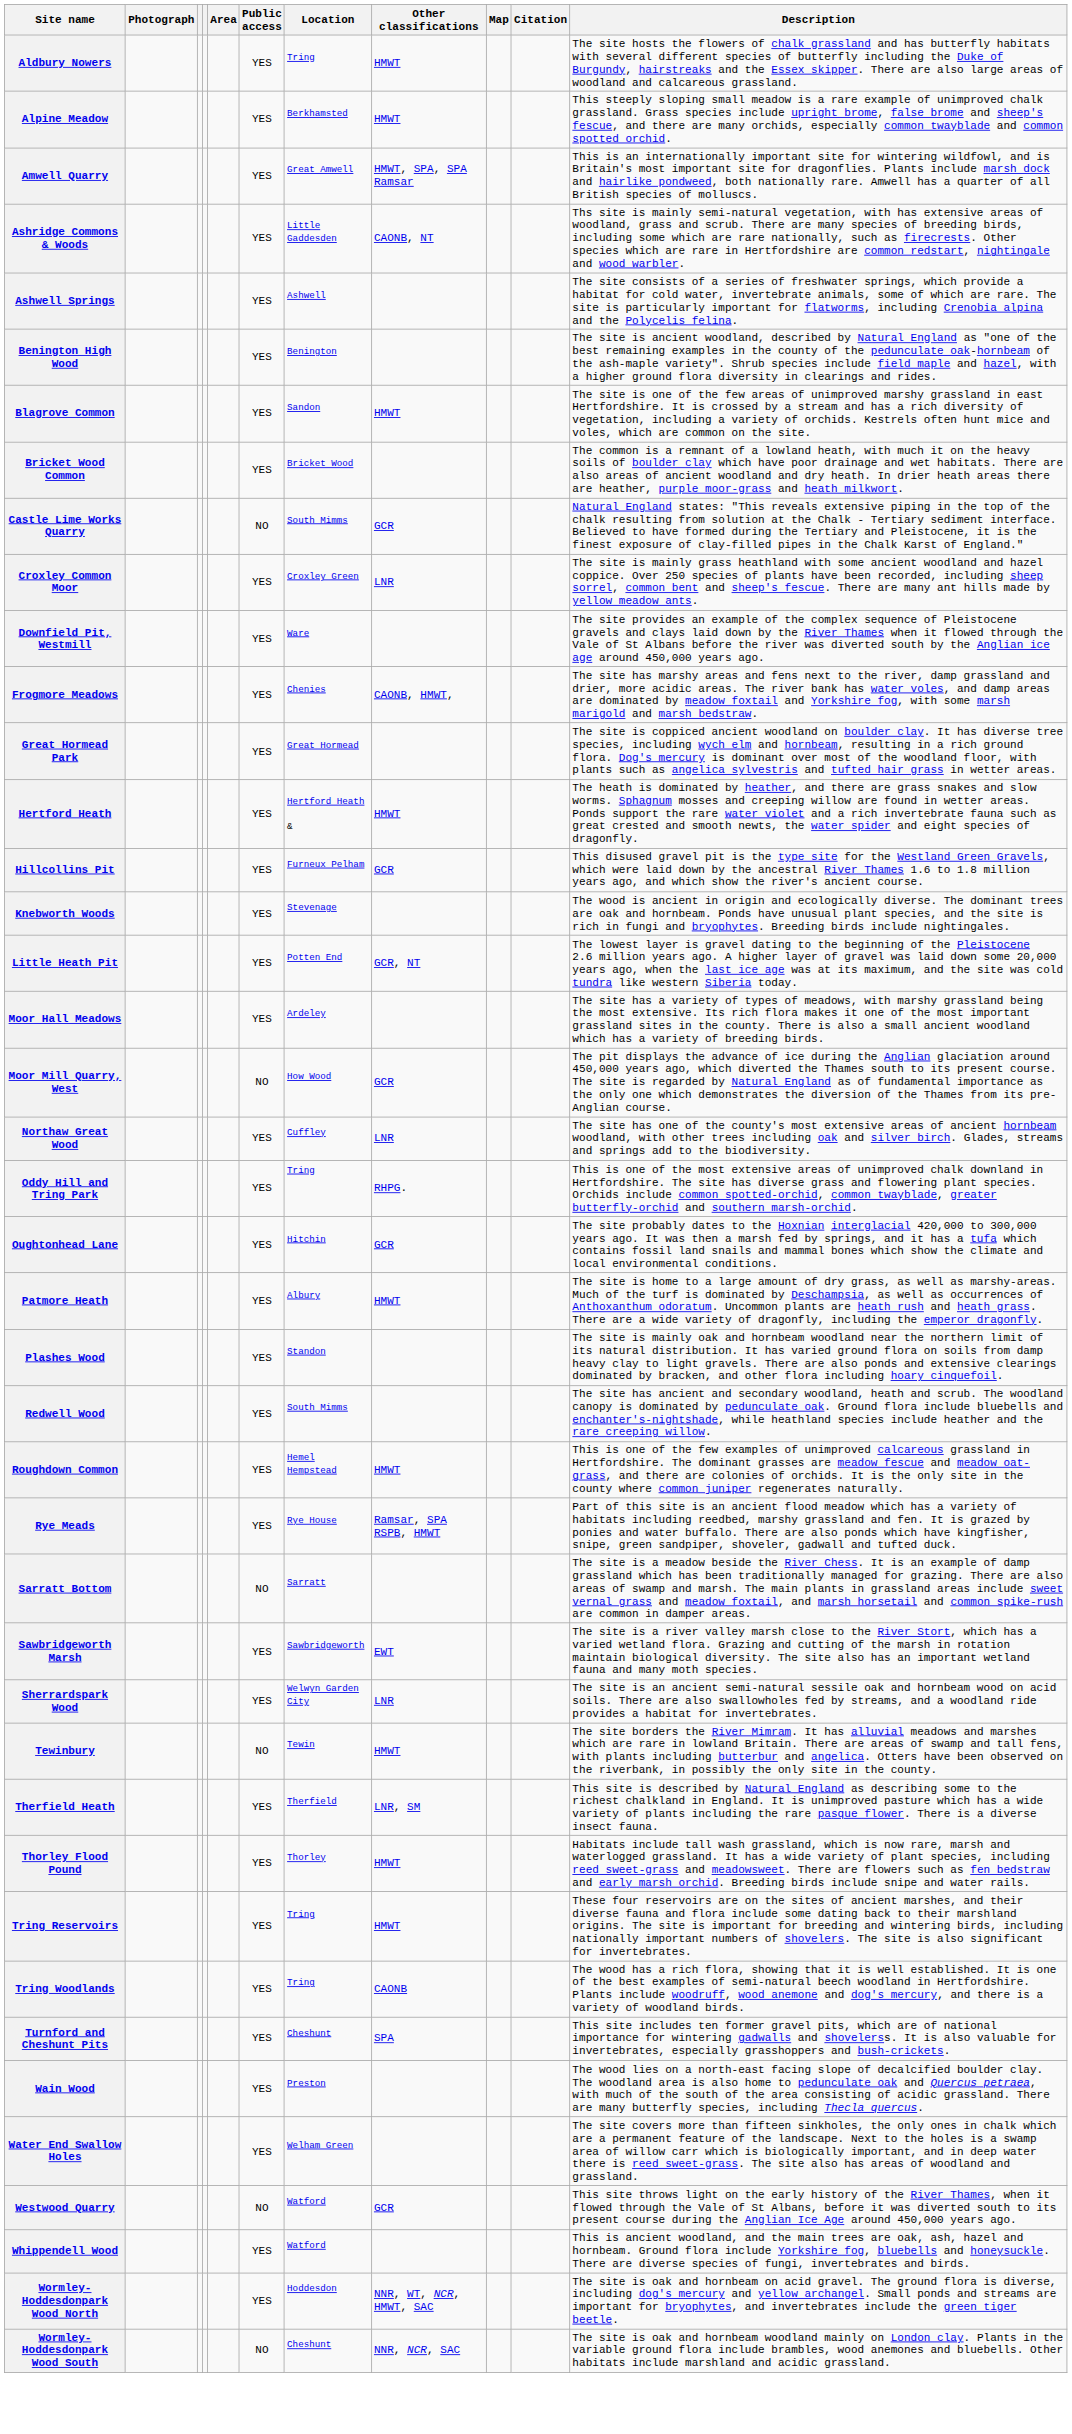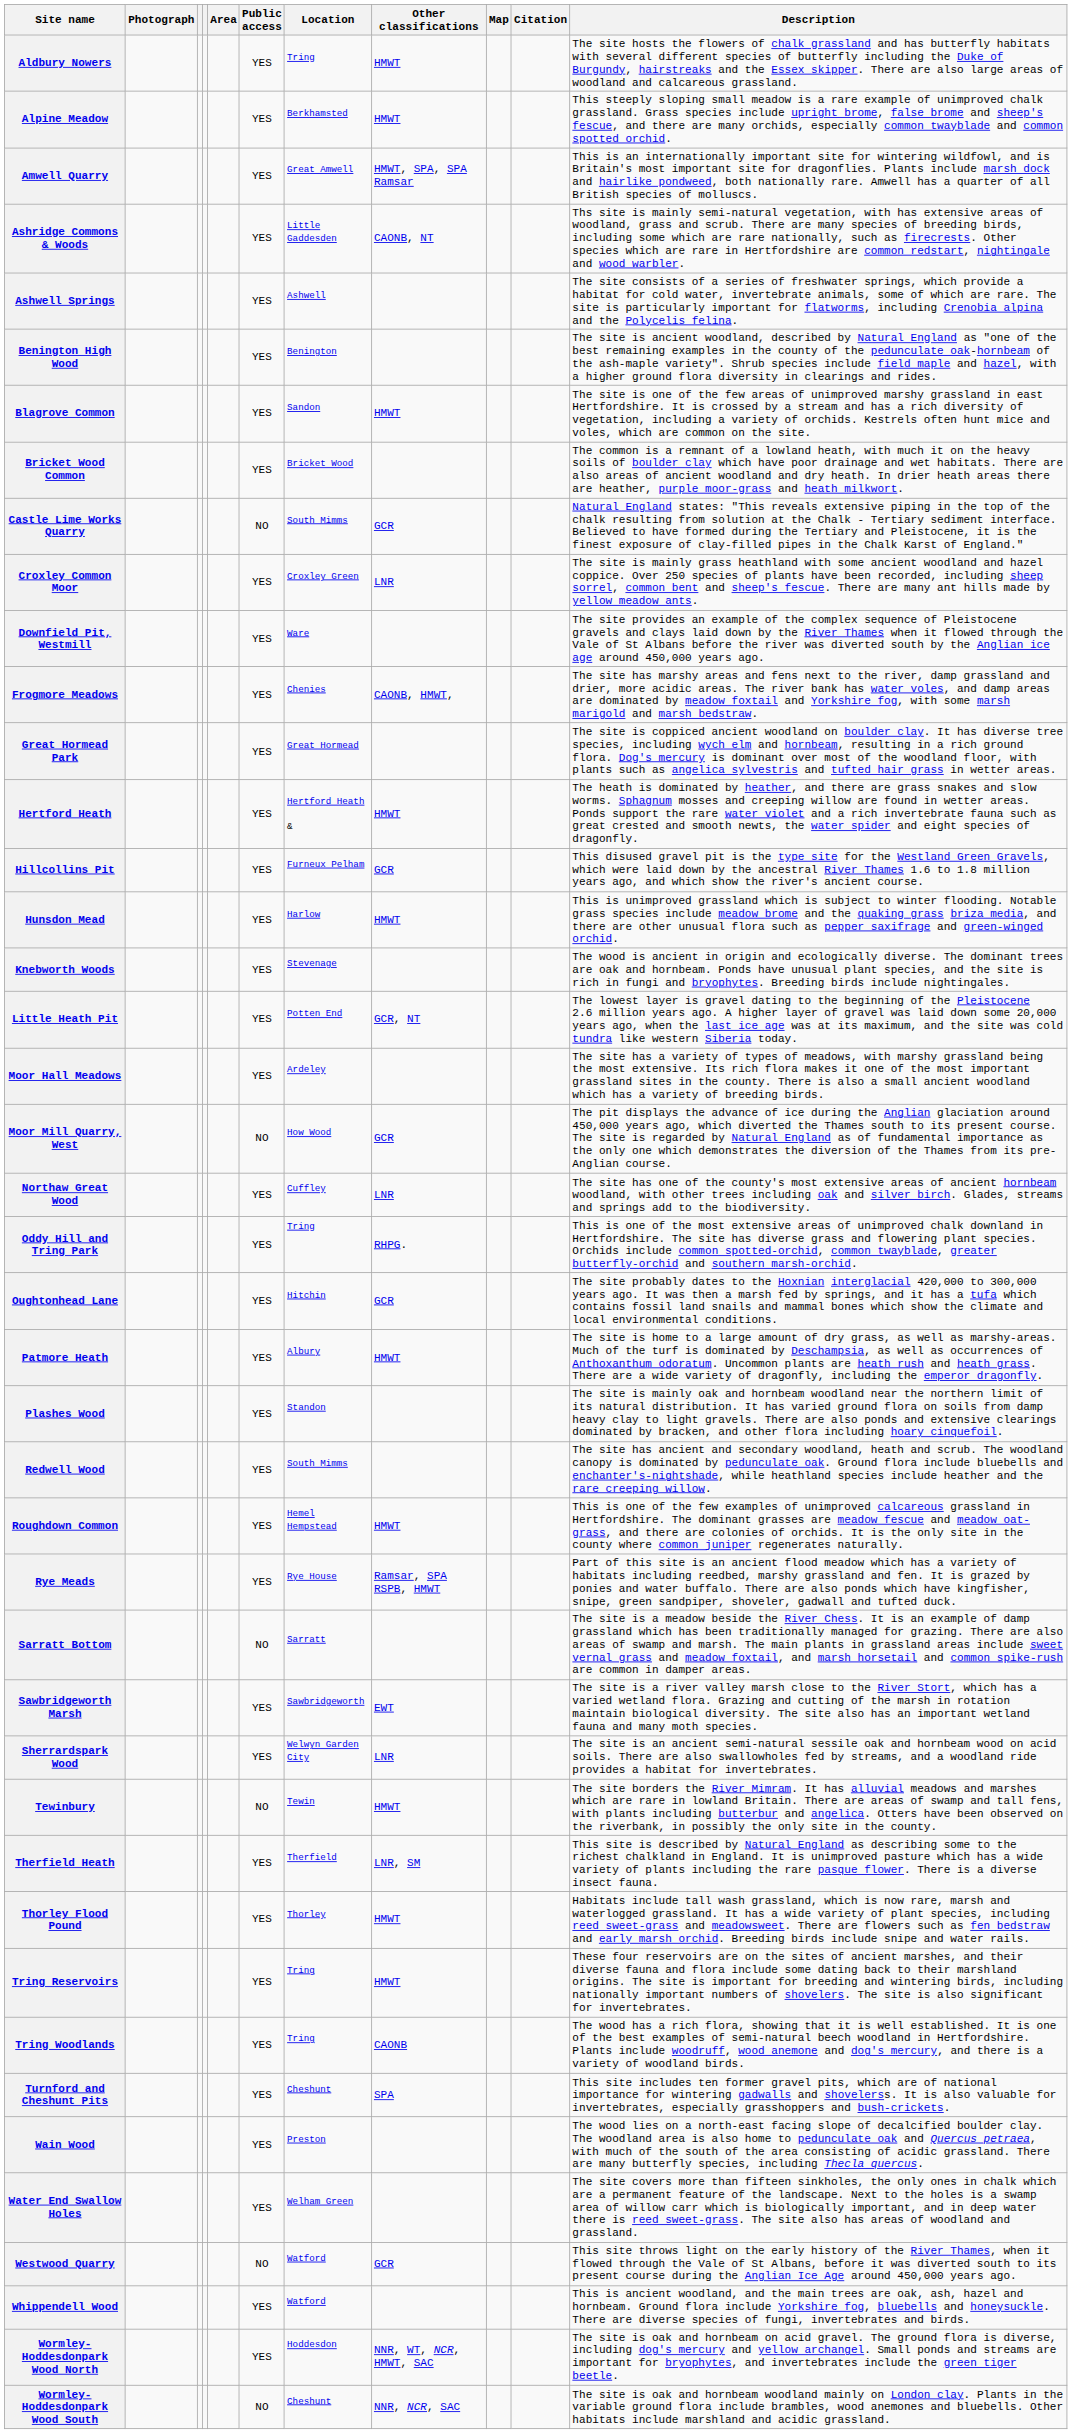+ row: (65, 920)
